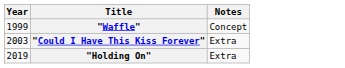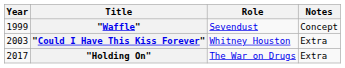+ column: (253, 12)
(17, 56) 2019 -> (17, 56) 2017
